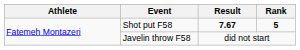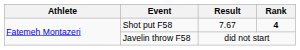(227, 25) bold -> (227, 25) normal
(276, 25) 5 -> (276, 25) 4
